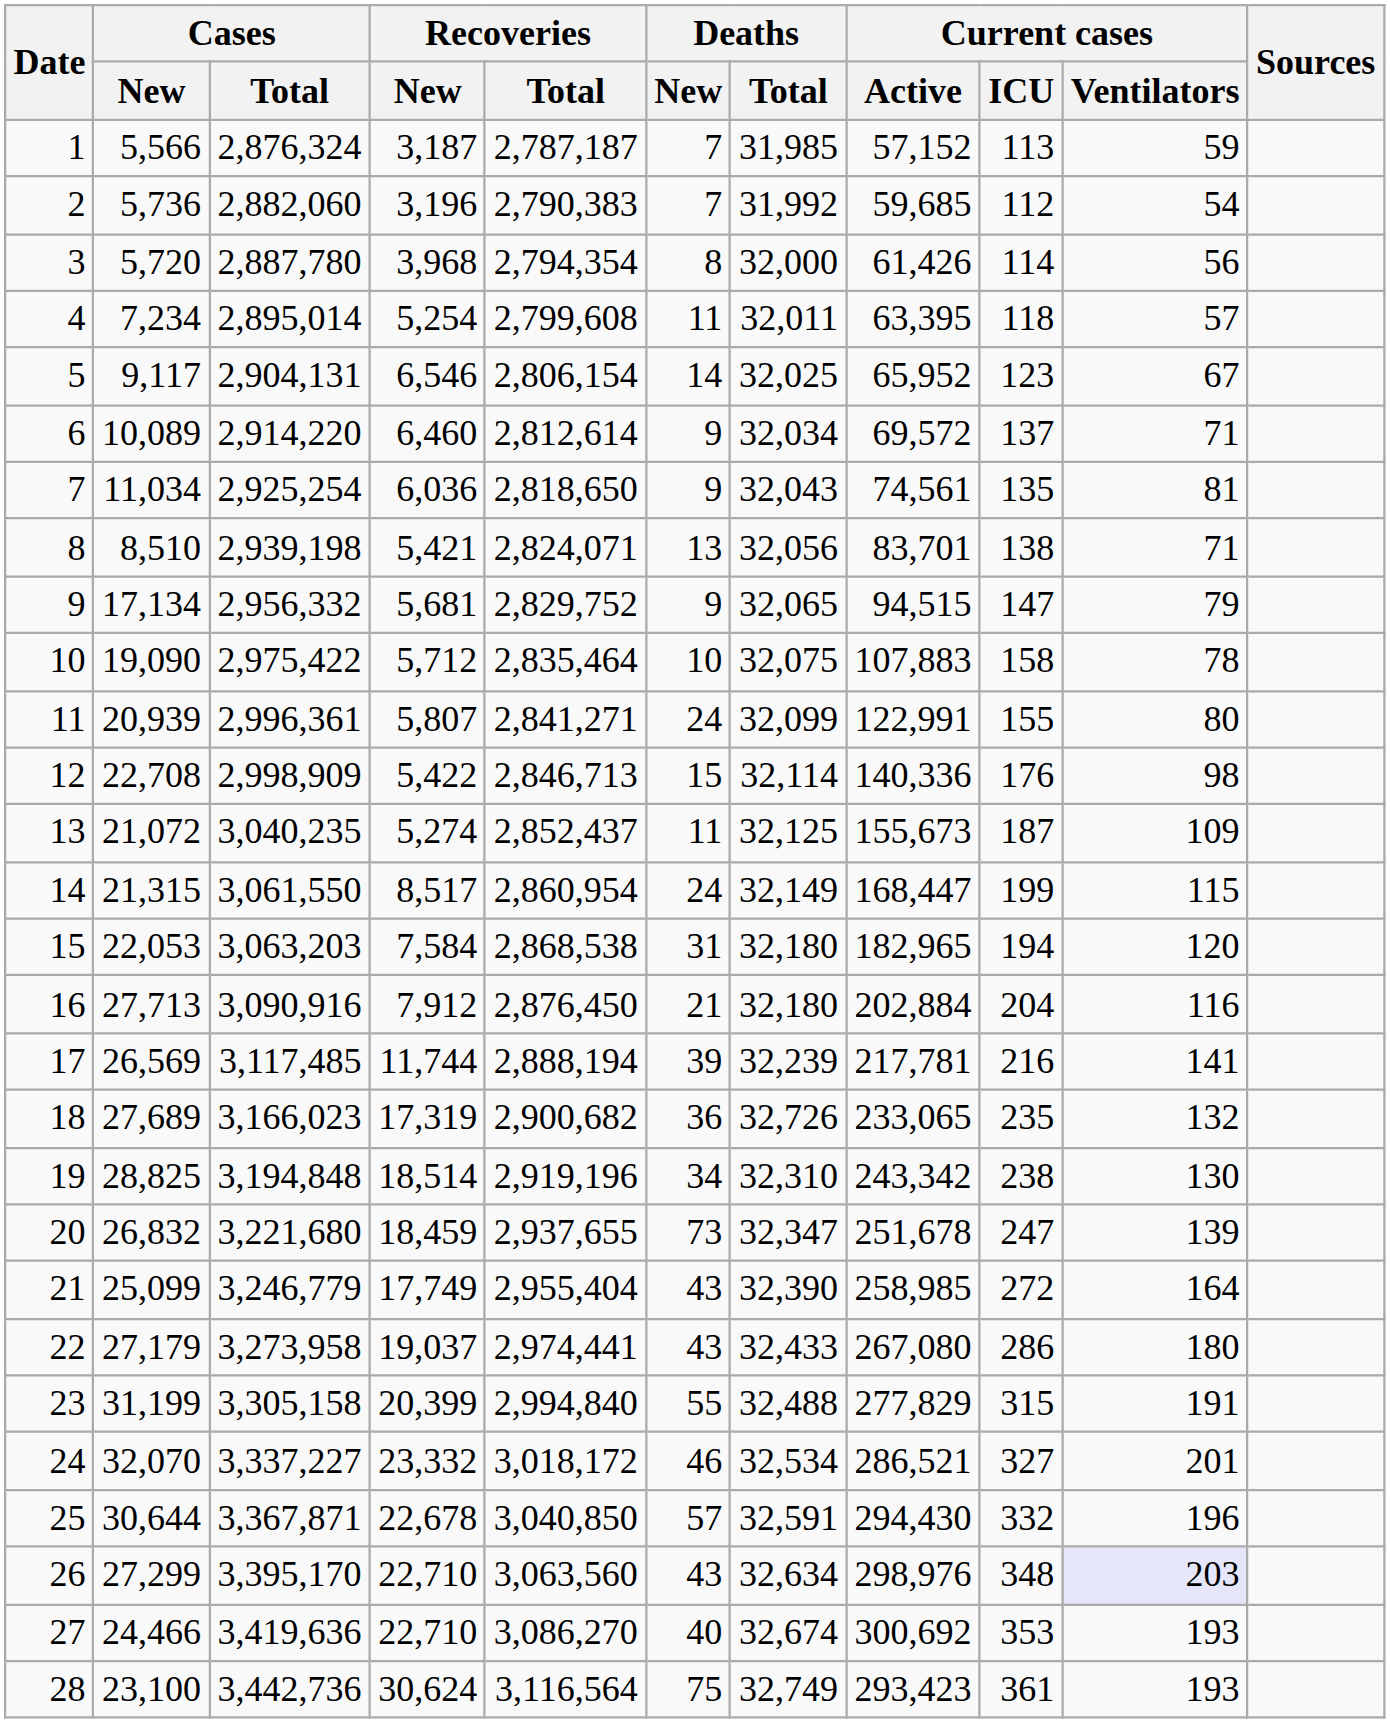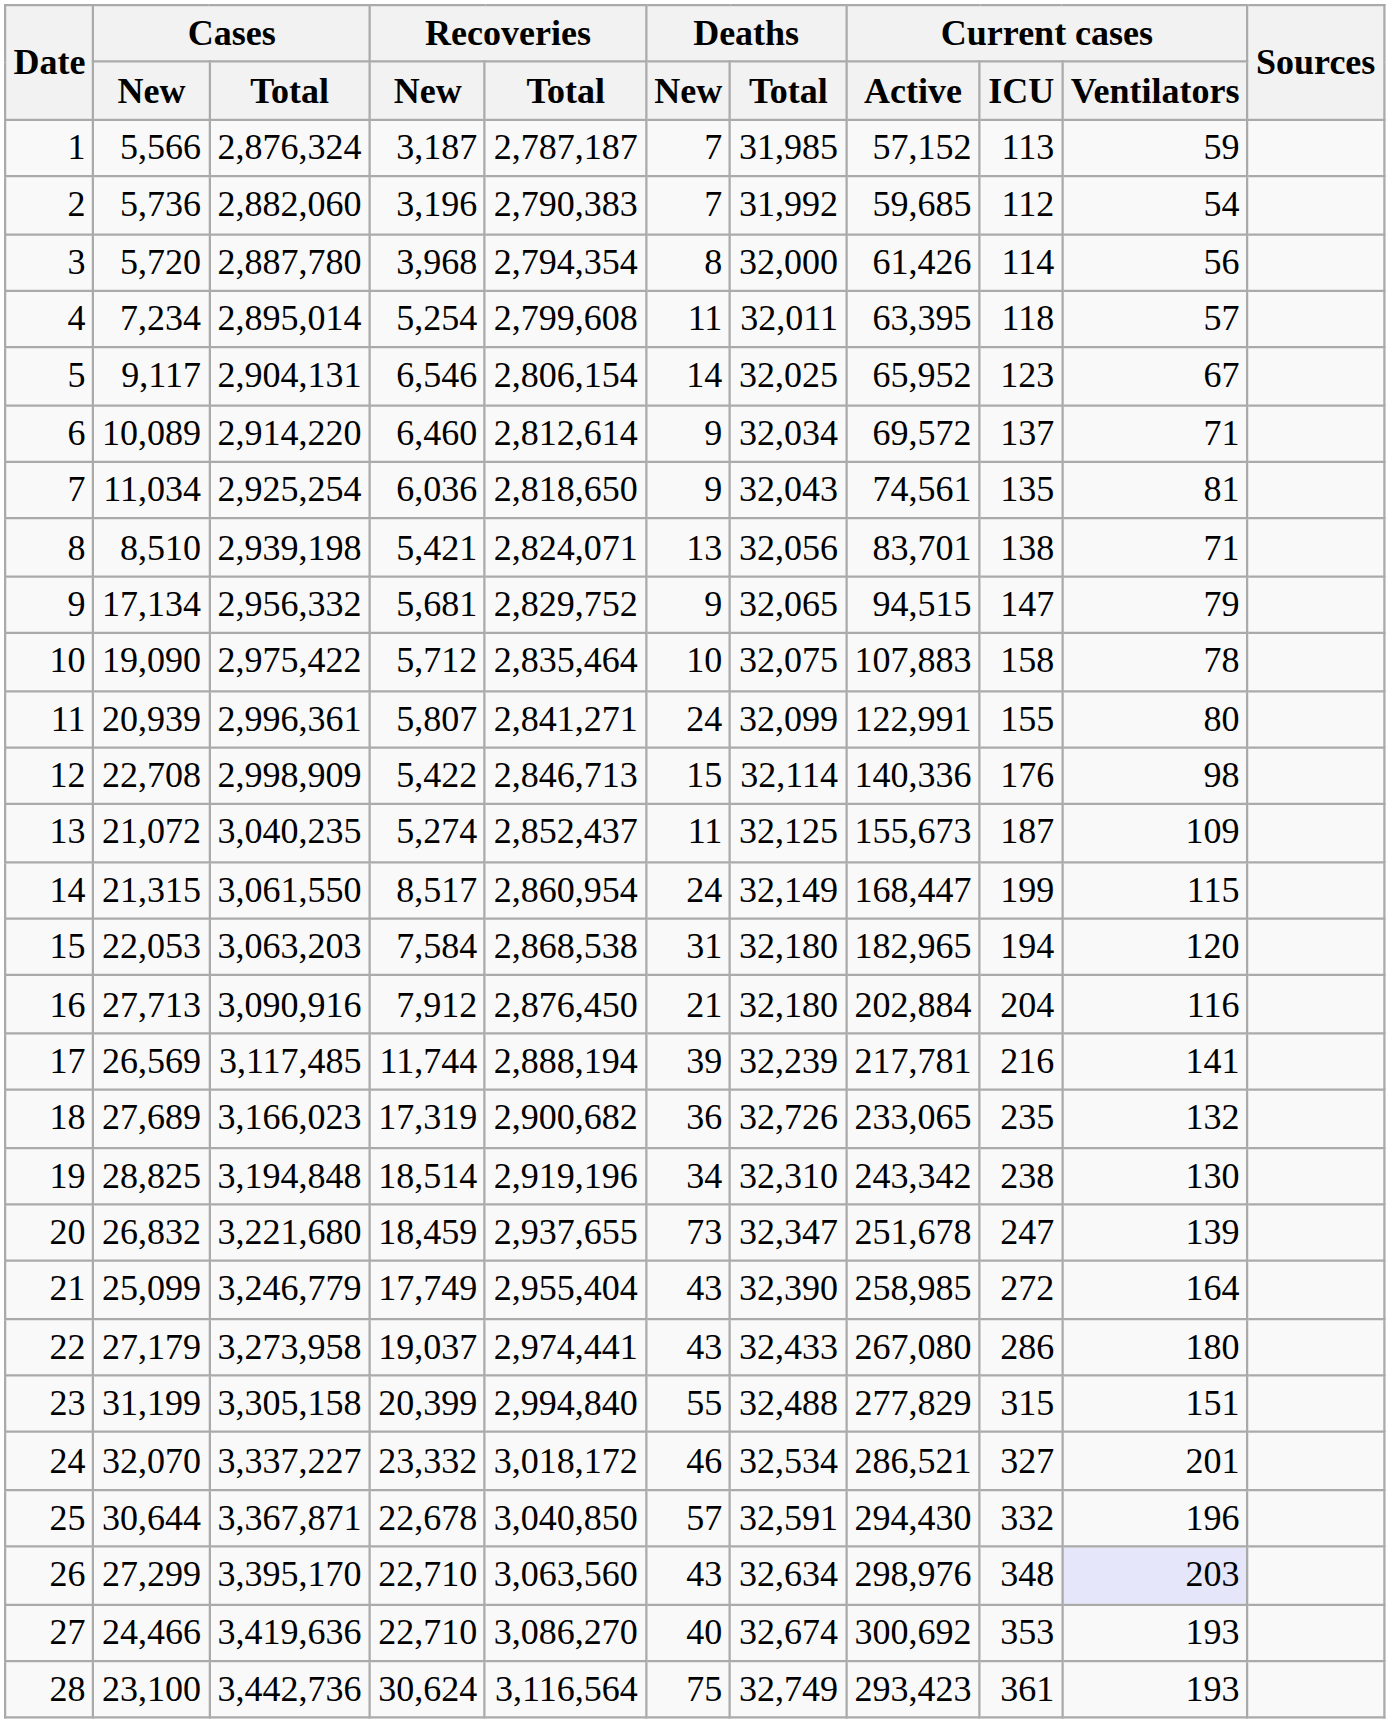(1212, 1403) 191 -> (1212, 1403) 151
